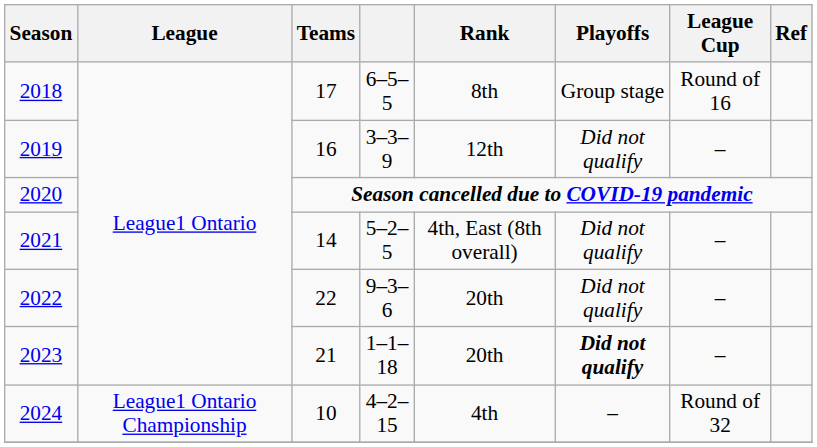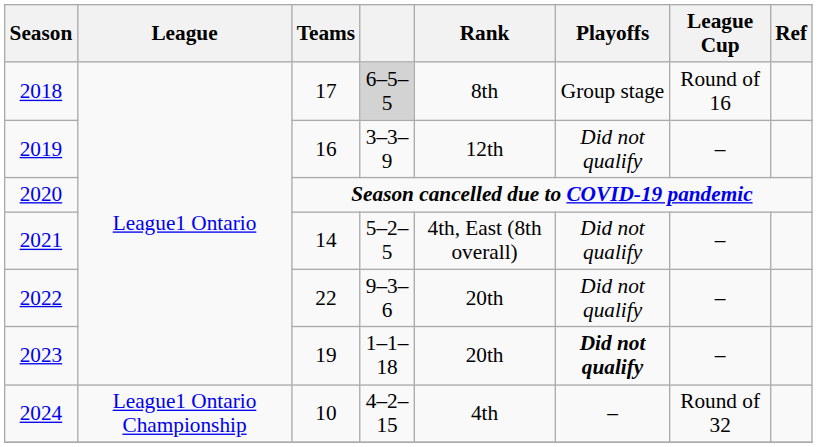(387, 91) no background -> (387, 91) lightgrey background
(326, 355) 21 -> (326, 355) 19
